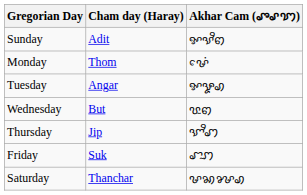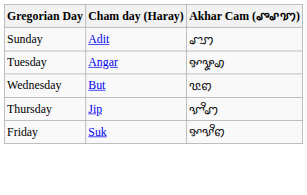(207, 40) ꨀꨕꨪꩅ -> (201, 40) ꨧꨭꩀ
- row: (27, 62)
(201, 156) ꨧꨭꩀ -> (207, 132) ꨀꨕꨪꩅ
- row: (28, 178)
